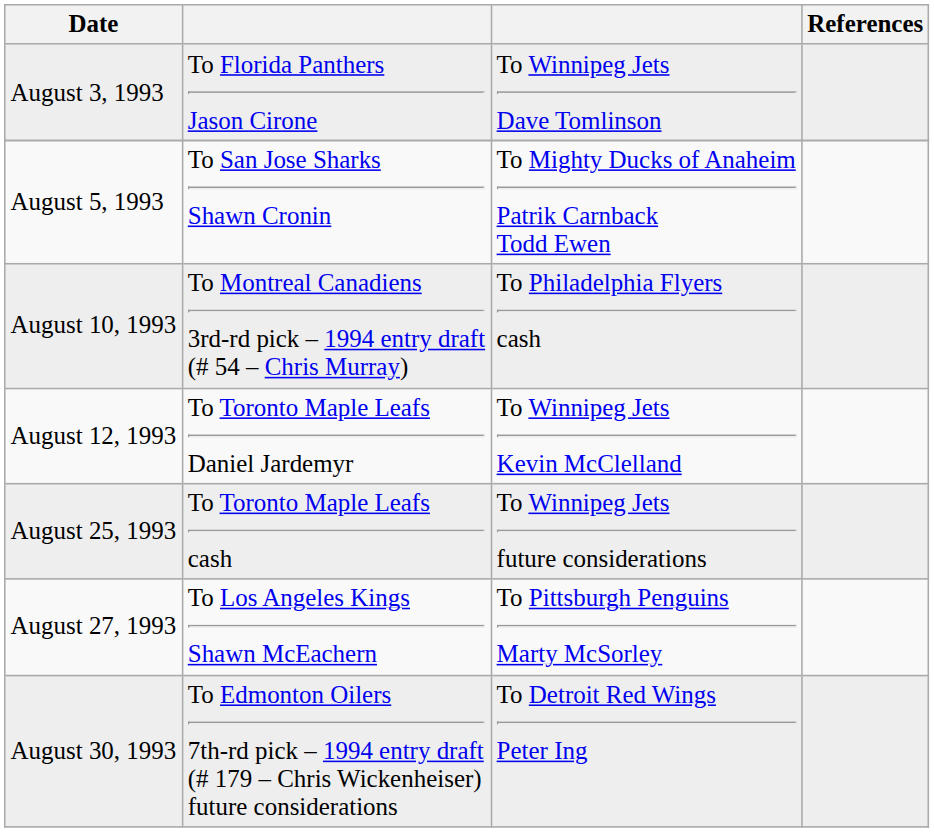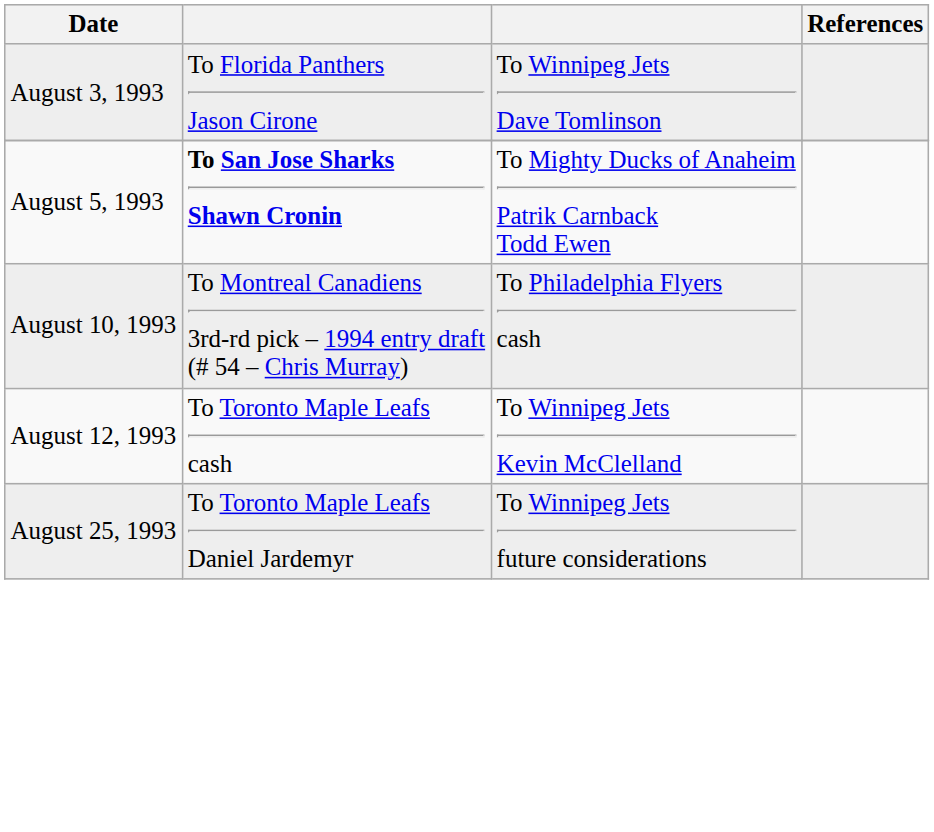(336, 187) normal -> (336, 187) bold
(336, 435) To Toronto Maple Leafs Daniel Jardemyr -> (336, 435) To Toronto Maple Leafs cash
(336, 531) To Toronto Maple Leafs cash -> (336, 531) To Toronto Maple Leafs Daniel Jardemyr
- row: (93, 626)
- row: (93, 750)
